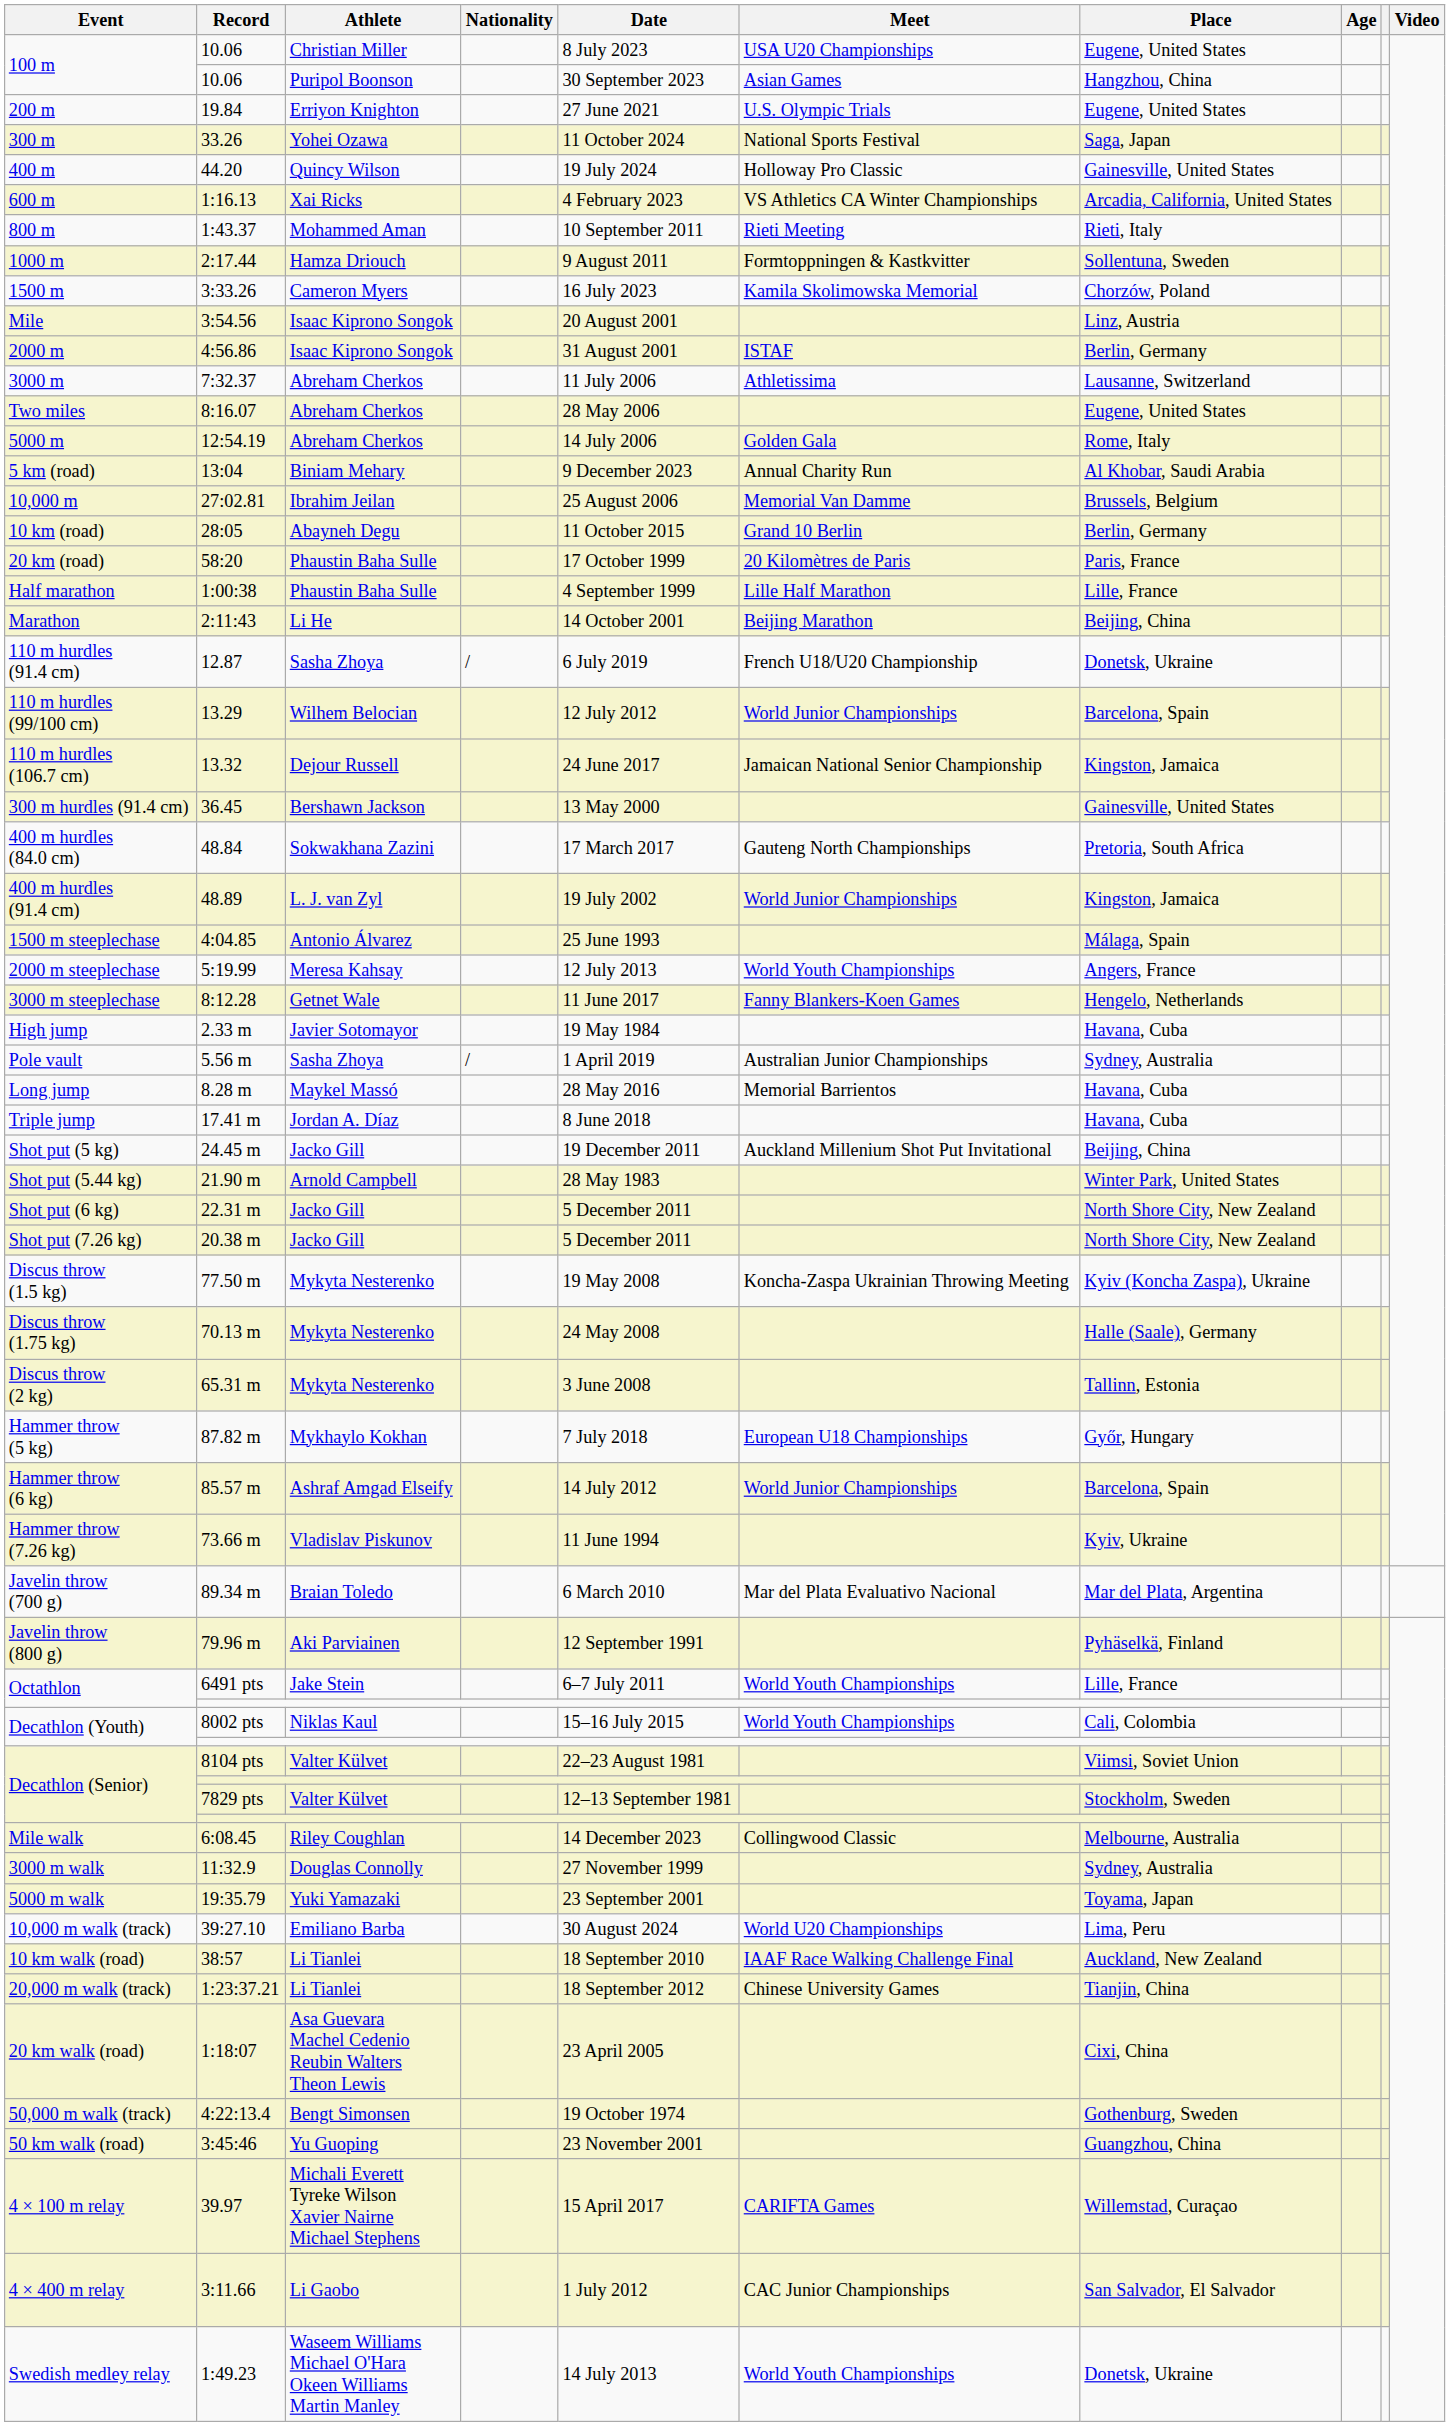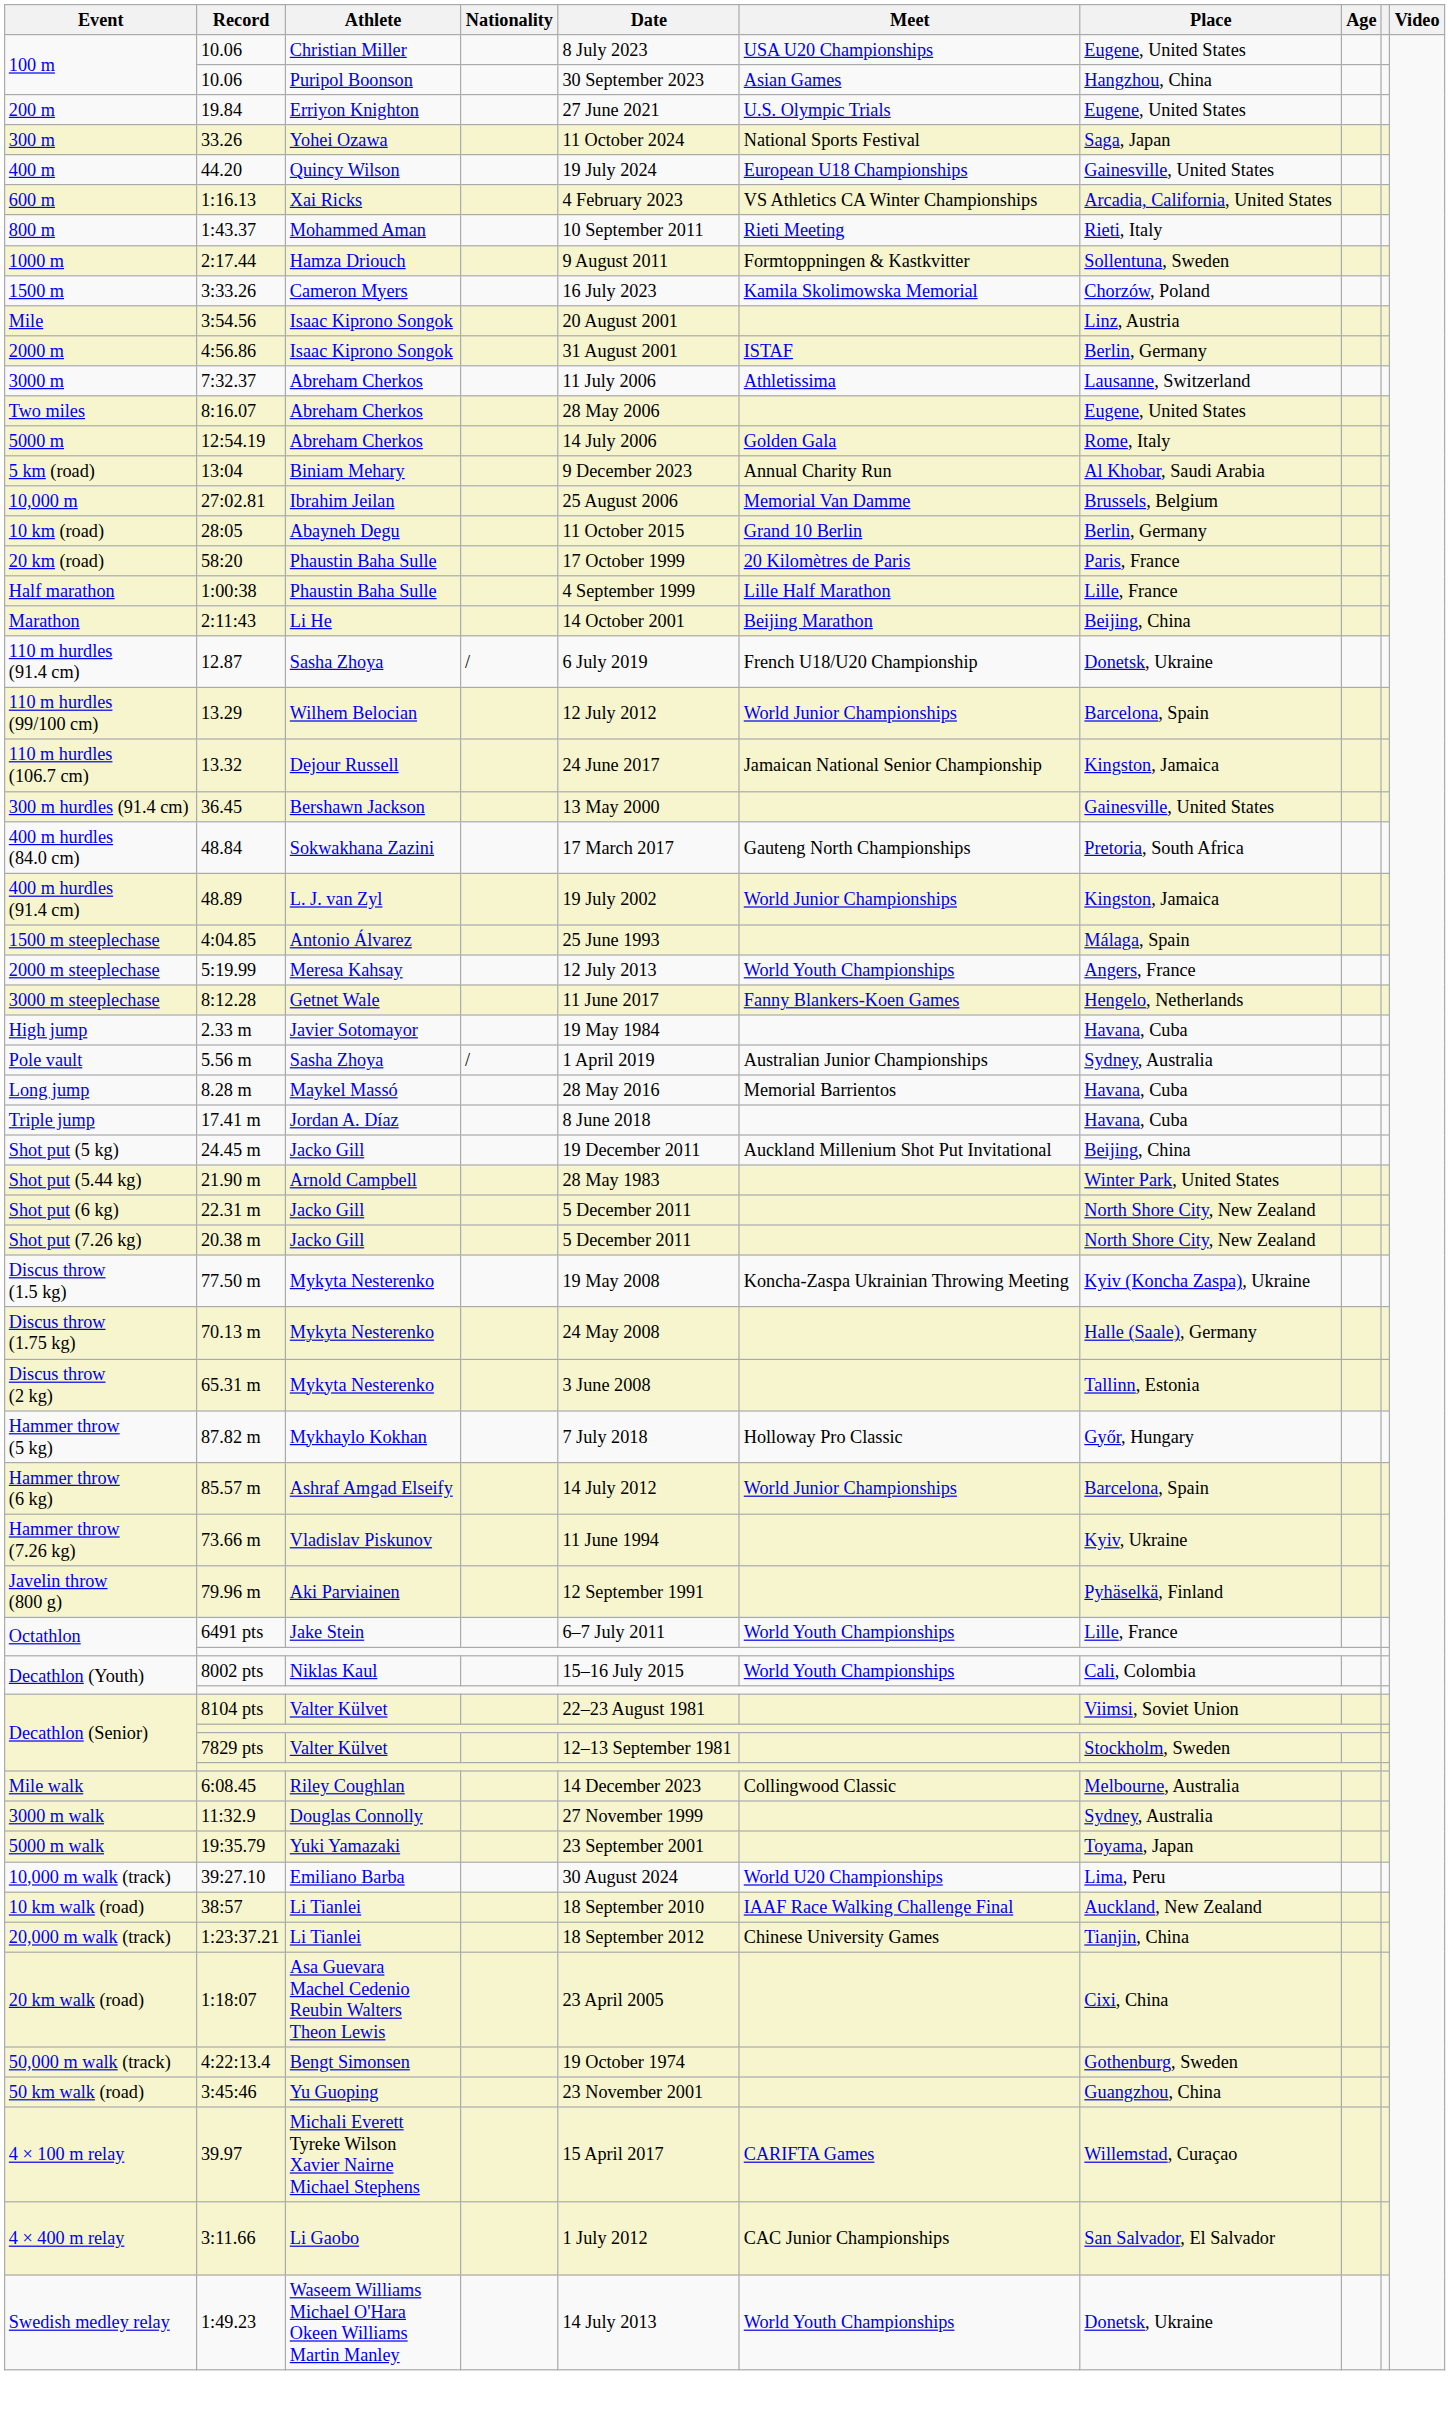(823, 170) Holloway Pro Classic -> (856, 170) European U18 Championships
(856, 1436) European U18 Championships -> (823, 1436) Holloway Pro Classic
- row: (58, 1591)
